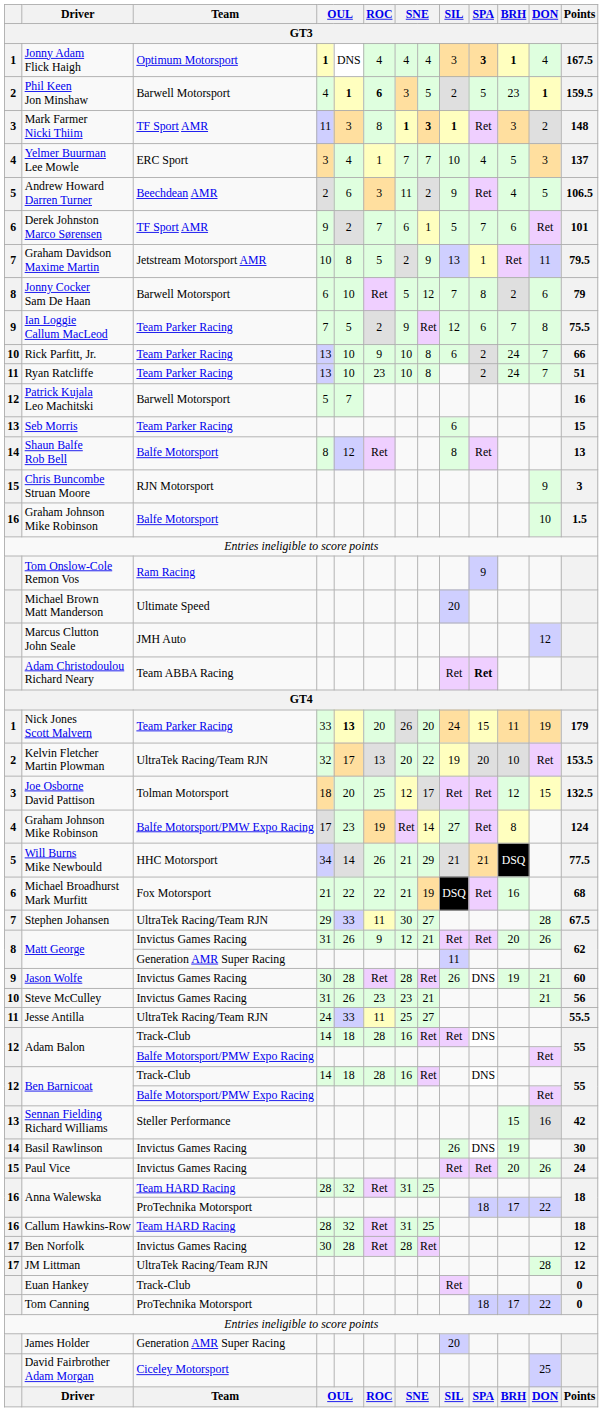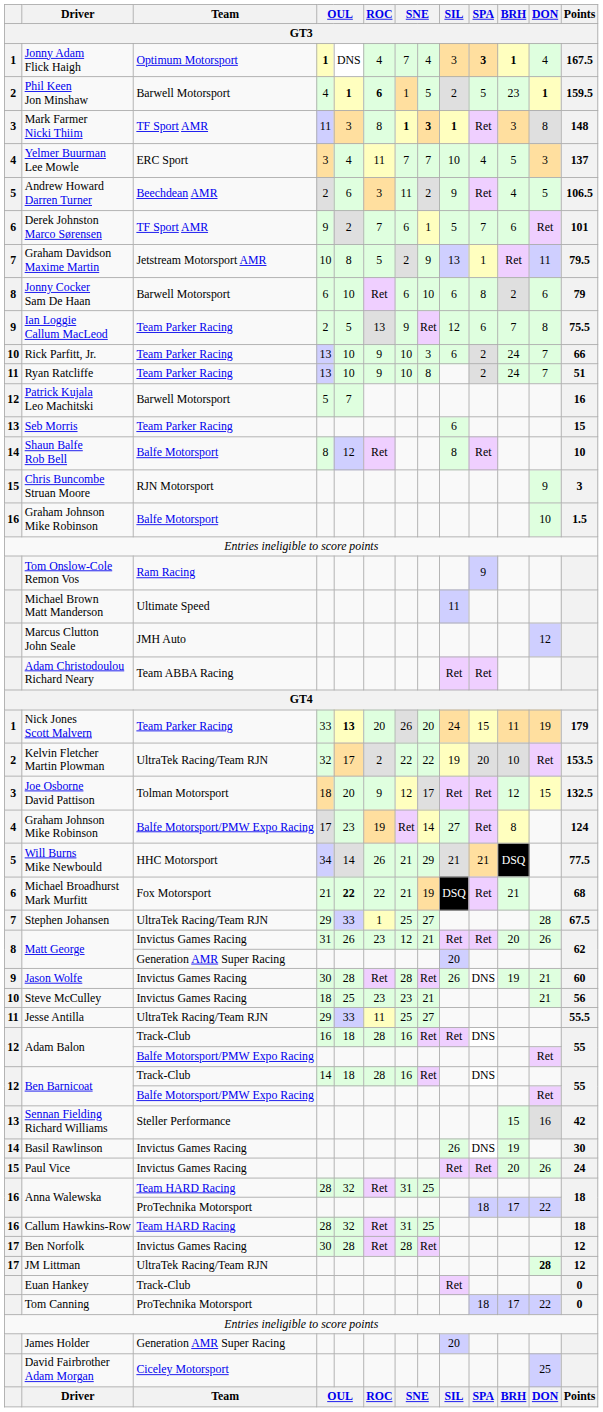(406, 59) 4 -> (406, 59) 7
(406, 93) 3 -> (406, 93) 1
(545, 126) 2 -> (545, 126) 8
(379, 160) 1 -> (379, 160) 11
(406, 293) 5 -> (406, 293) 6
(428, 293) 12 -> (428, 293) 10
(454, 293) 7 -> (454, 293) 6
(325, 327) 7 -> (325, 327) 2
(379, 327) 2 -> (379, 327) 13
(428, 353) 8 -> (428, 353) 3
(379, 373) 23 -> (379, 373) 9
(580, 452) 13 -> (580, 452) 10
(454, 606) 20 -> (454, 606) 11
(483, 672) bold -> (483, 672) normal
(379, 759) 13 -> (379, 759) 2
(406, 759) 20 -> (406, 759) 22
(379, 792) 25 -> (379, 792) 9
(349, 893) normal -> (349, 893) bold
(513, 893) 16 -> (513, 893) 21
(379, 919) 11 -> (379, 919) 1
(406, 919) 30 -> (406, 919) 25
(379, 939) 9 -> (379, 939) 23
(454, 958) 11 -> (454, 958) 20
(325, 997) 31 -> (325, 997) 18
(349, 997) 26 -> (349, 997) 25
(325, 1017) 24 -> (325, 1017) 29
(325, 1036) 14 -> (325, 1036) 16
(545, 1265) normal -> (545, 1265) bold
